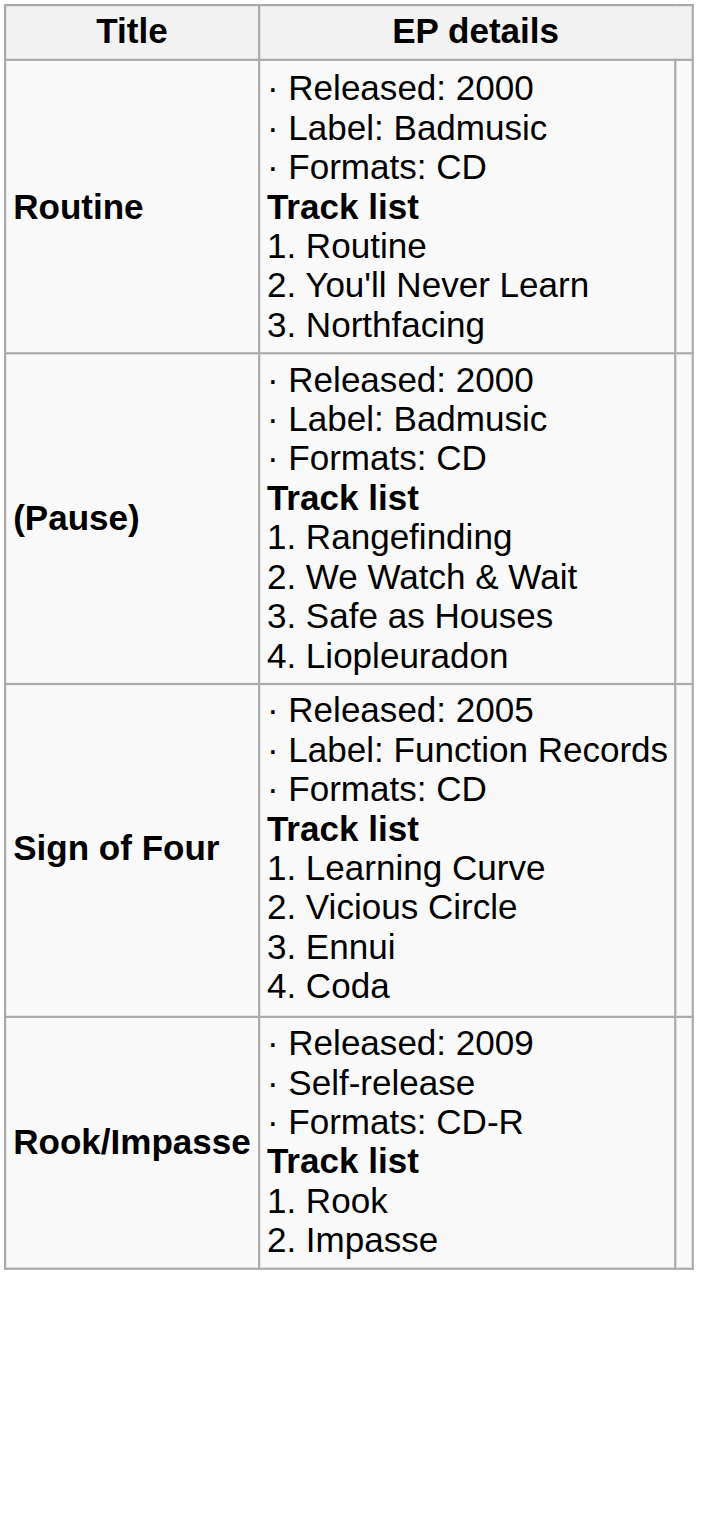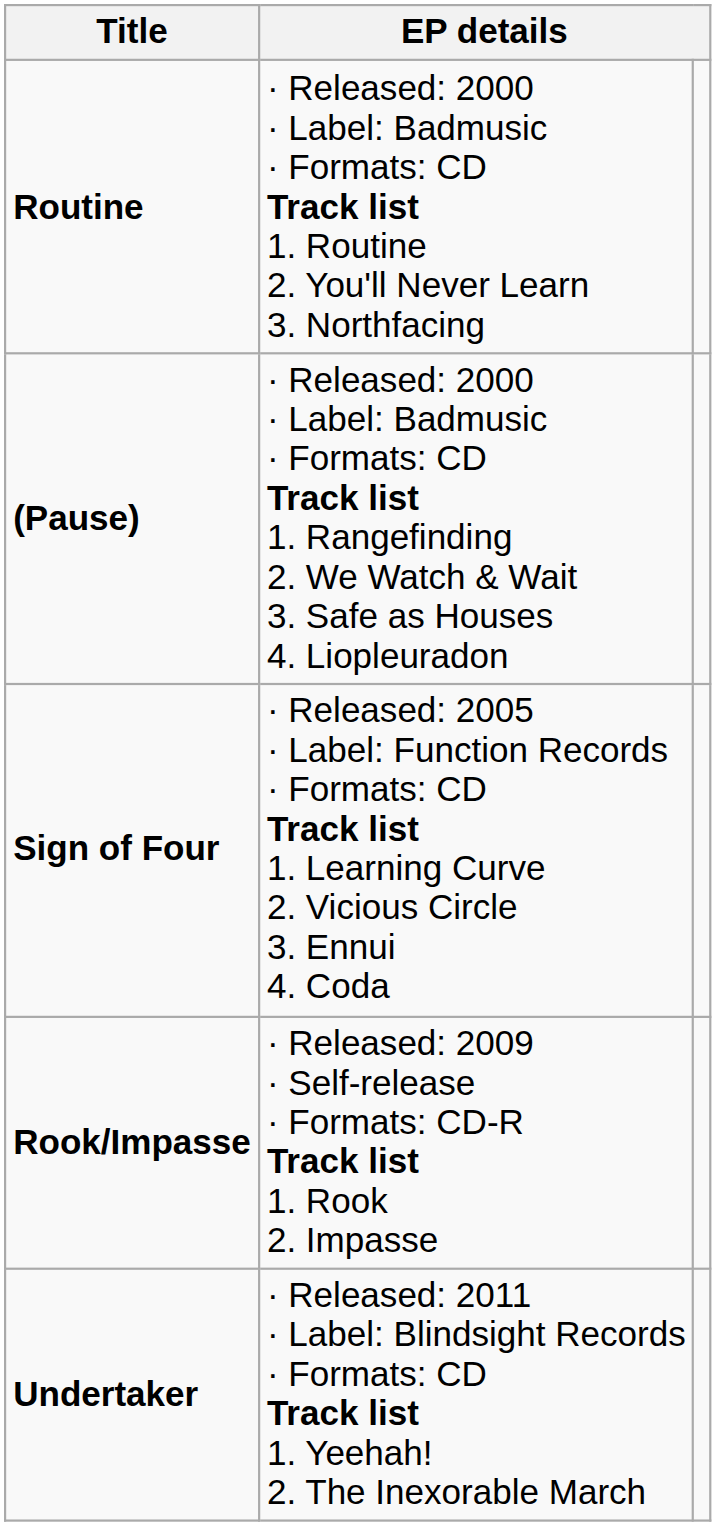+ row: (106, 1394)
